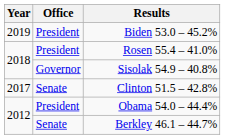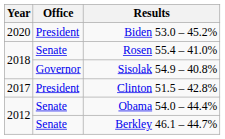(19, 32) 2019 -> (19, 32) 2020
(58, 50) President -> (51, 50) Senate
(51, 87) Senate -> (58, 87) President
(58, 106) President -> (51, 106) Senate
